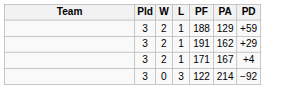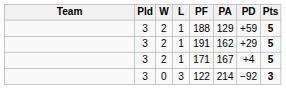+ column: (271, 12)
